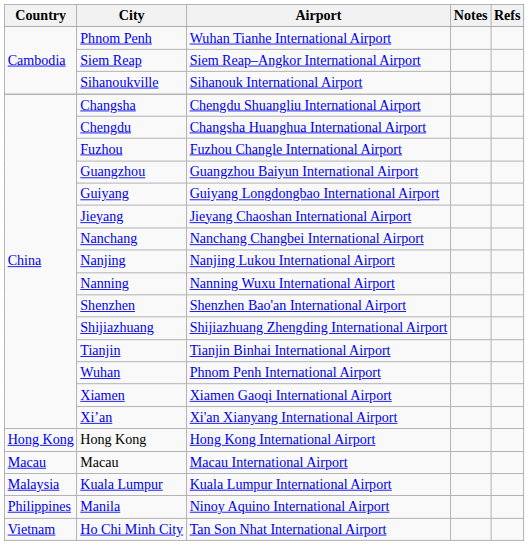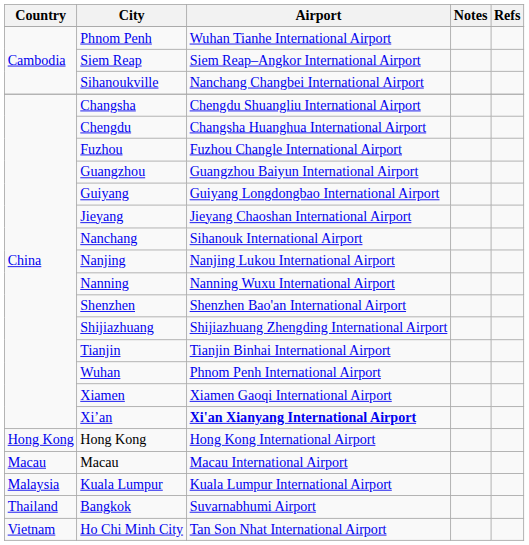(276, 82) Sihanouk International Airport -> (307, 82) Nanchang Changbei International Airport
(307, 238) Nanchang Changbei International Airport -> (276, 238) Sihanouk International Airport
(294, 417) normal -> (303, 417) bold
- row: (100, 506)
+ row: (106, 506)
